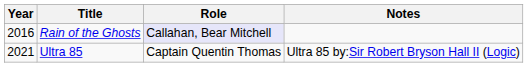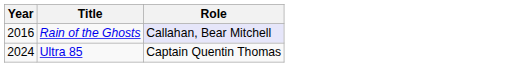- column: (403, 14)
(21, 52) 2021 -> (21, 52) 2024
